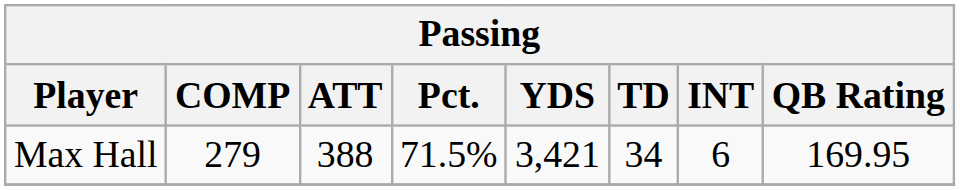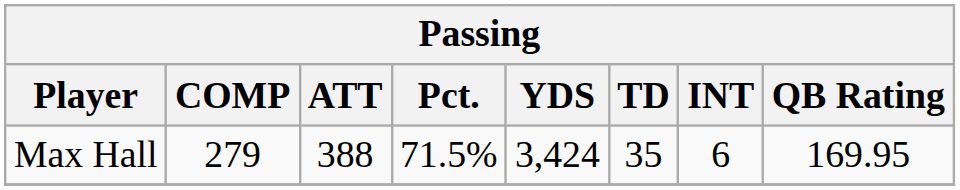(557, 154) 3,421 -> (557, 154) 3,424
(643, 154) 34 -> (643, 154) 35
